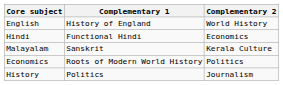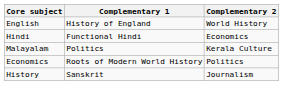(85, 49) Sanskrit -> (85, 49) Politics
(85, 74) Politics -> (85, 74) Sanskrit
